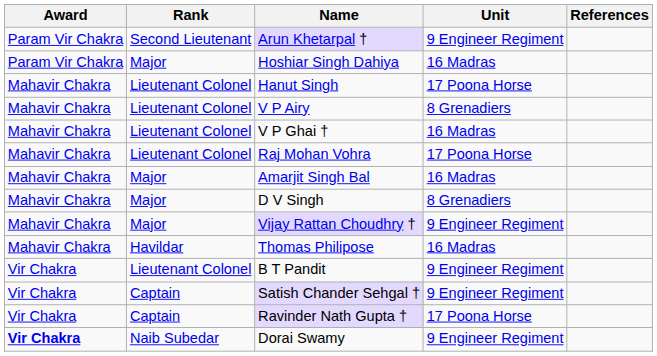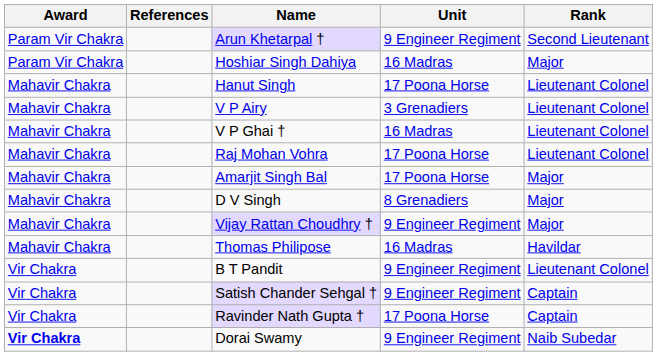columns swapped: (191, 16) <-> (609, 16)
(469, 108) 8 Grenadiers -> (426, 108) 3 Grenadiers
(461, 177) 16 Madras -> (436, 177) 17 Poona Horse
